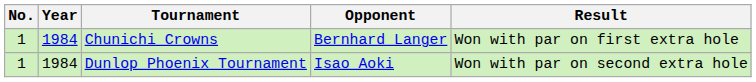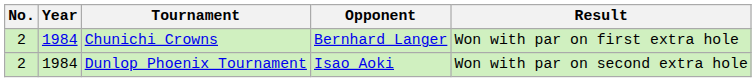(22, 41) 1 -> (22, 41) 2
(22, 65) 1 -> (22, 65) 2
